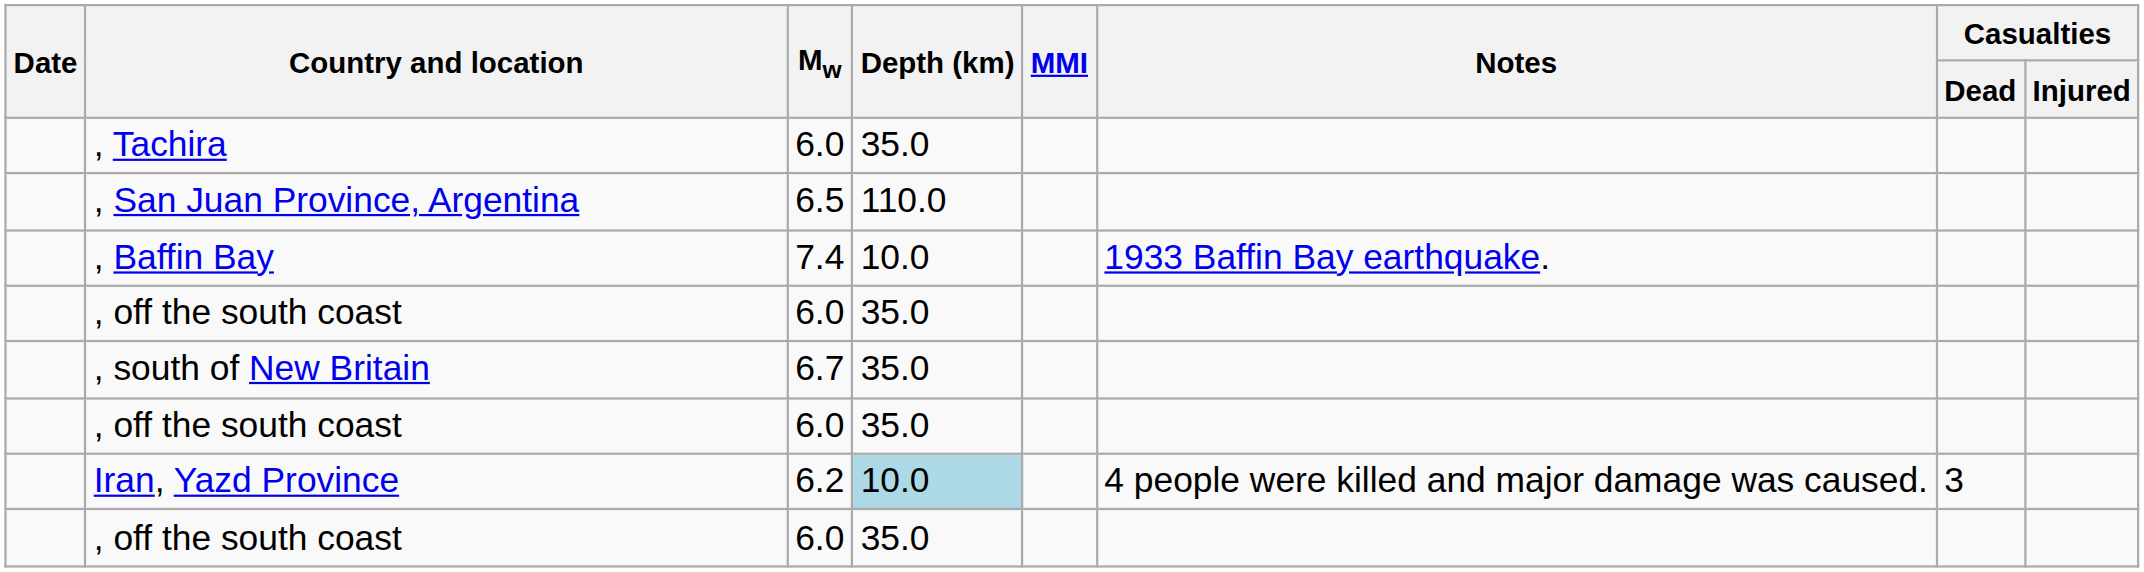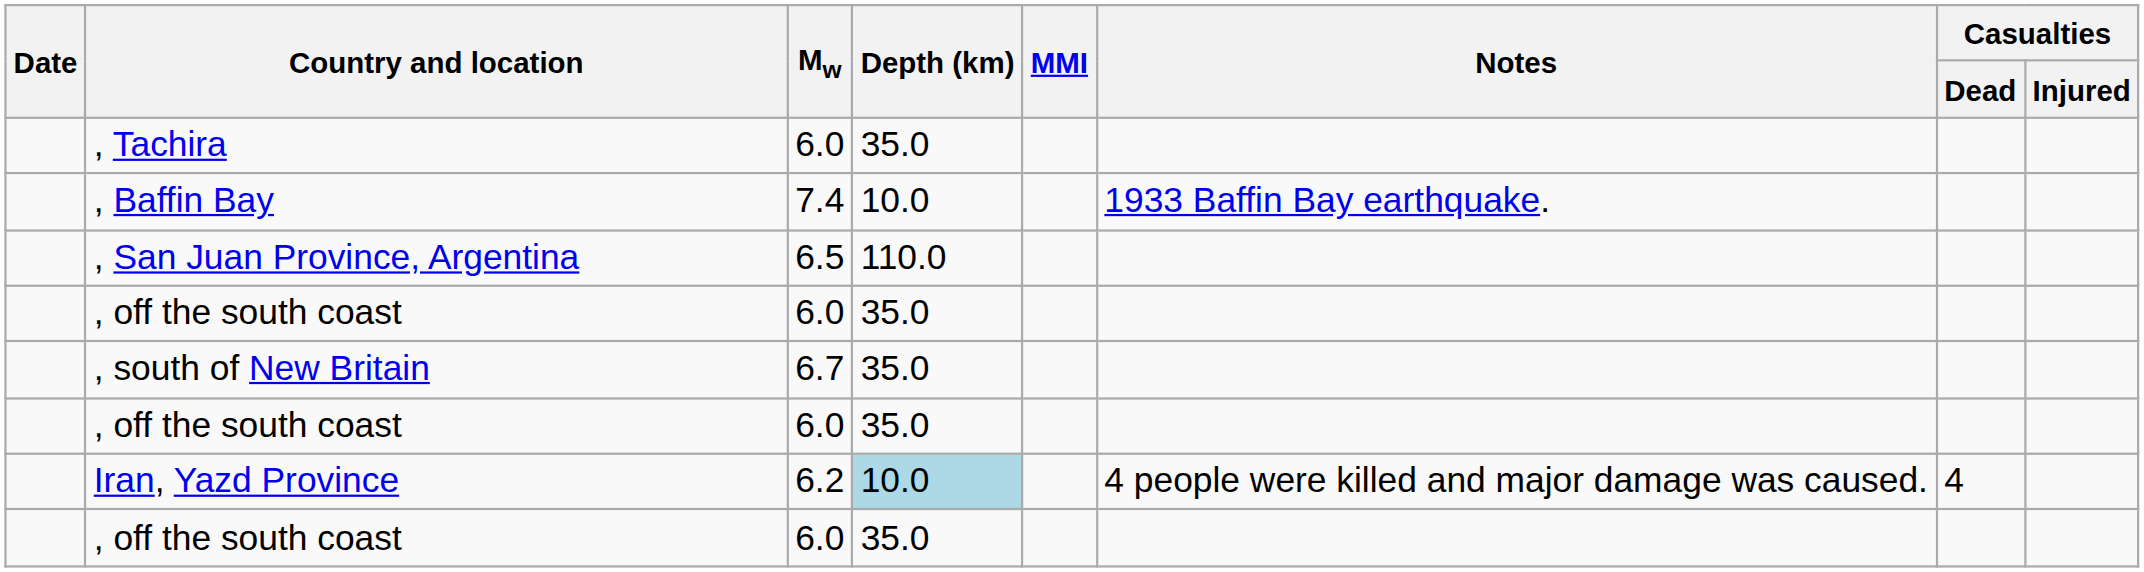rows swapped: (337, 200) <-> (184, 256)
(1954, 481) 3 -> (1954, 481) 4
